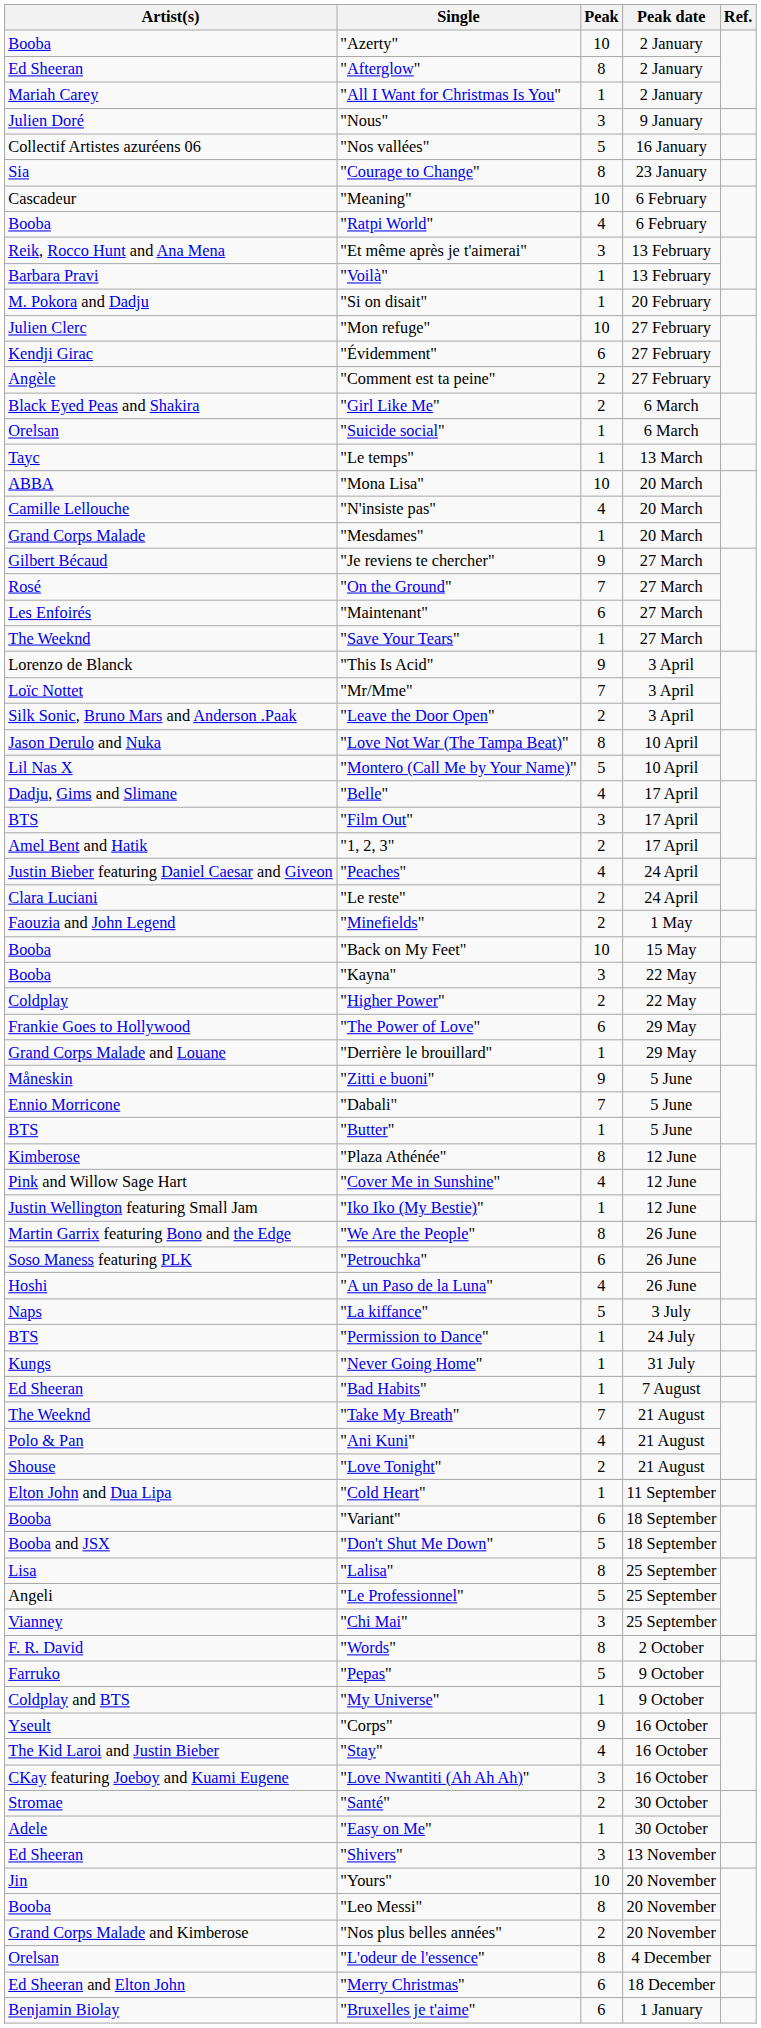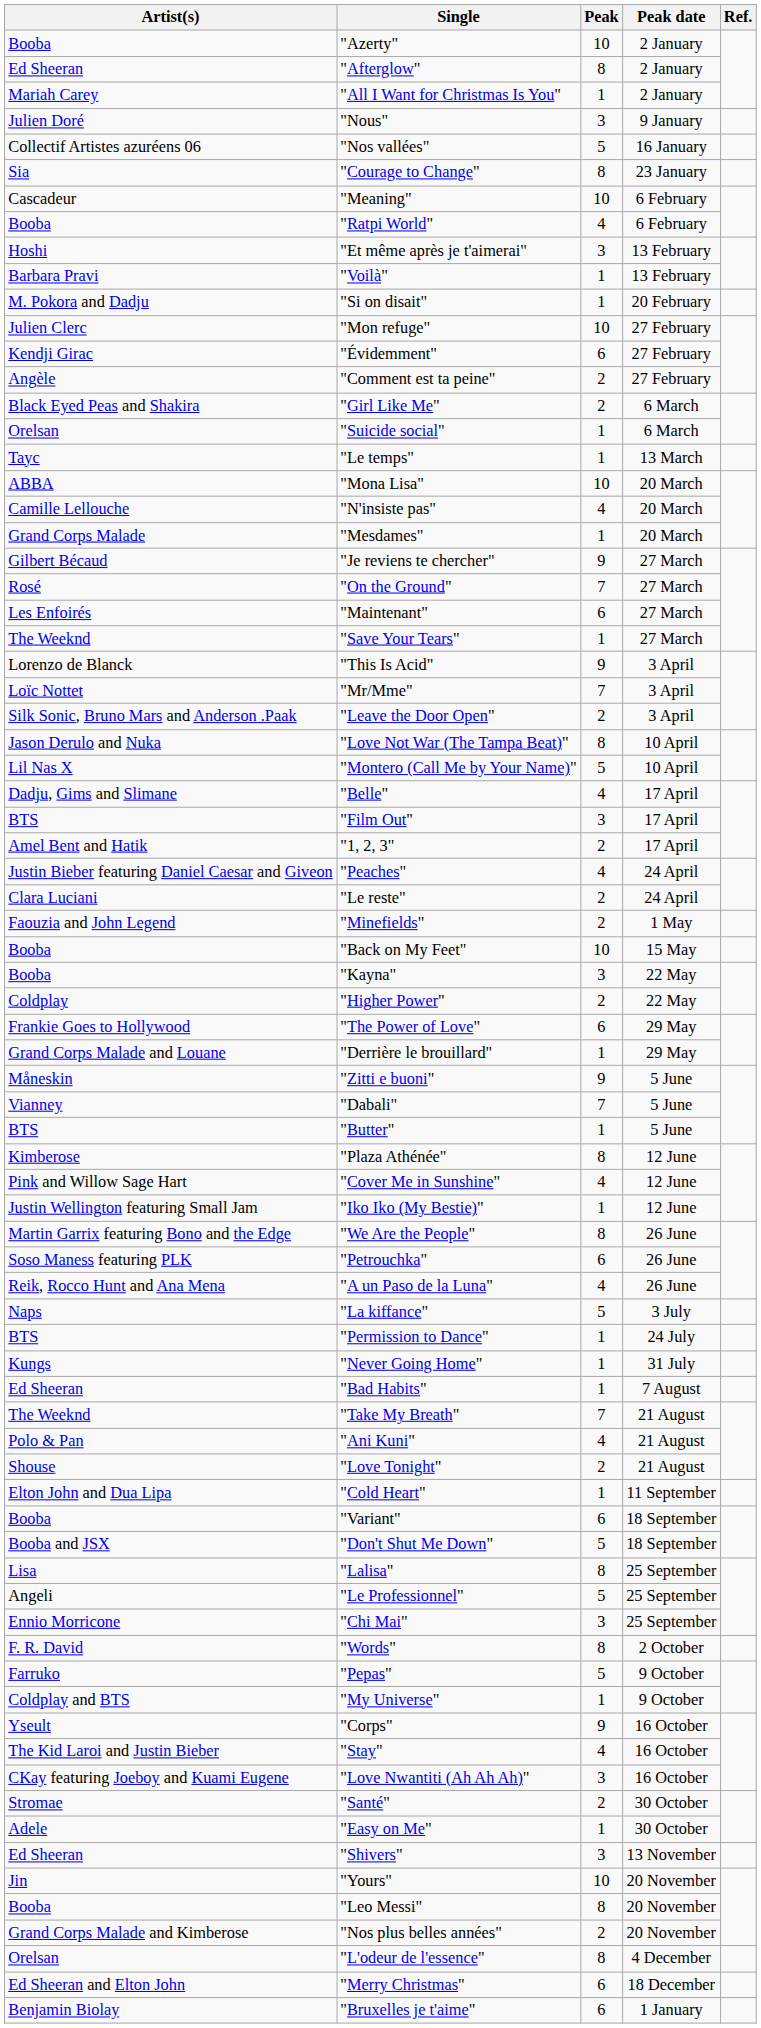(117, 250) Reik, Rocco Hunt and Ana Mena -> (28, 250) Hoshi
(64, 1104) Ennio Morricone -> (35, 1104) Vianney
(28, 1285) Hoshi -> (117, 1285) Reik, Rocco Hunt and Ana Mena
(35, 1622) Vianney -> (64, 1622) Ennio Morricone
